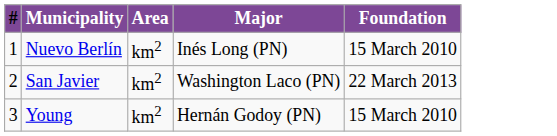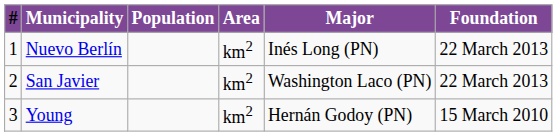+ column: (173, 18)
(403, 49) 15 March 2010 -> (494, 49) 22 March 2013
